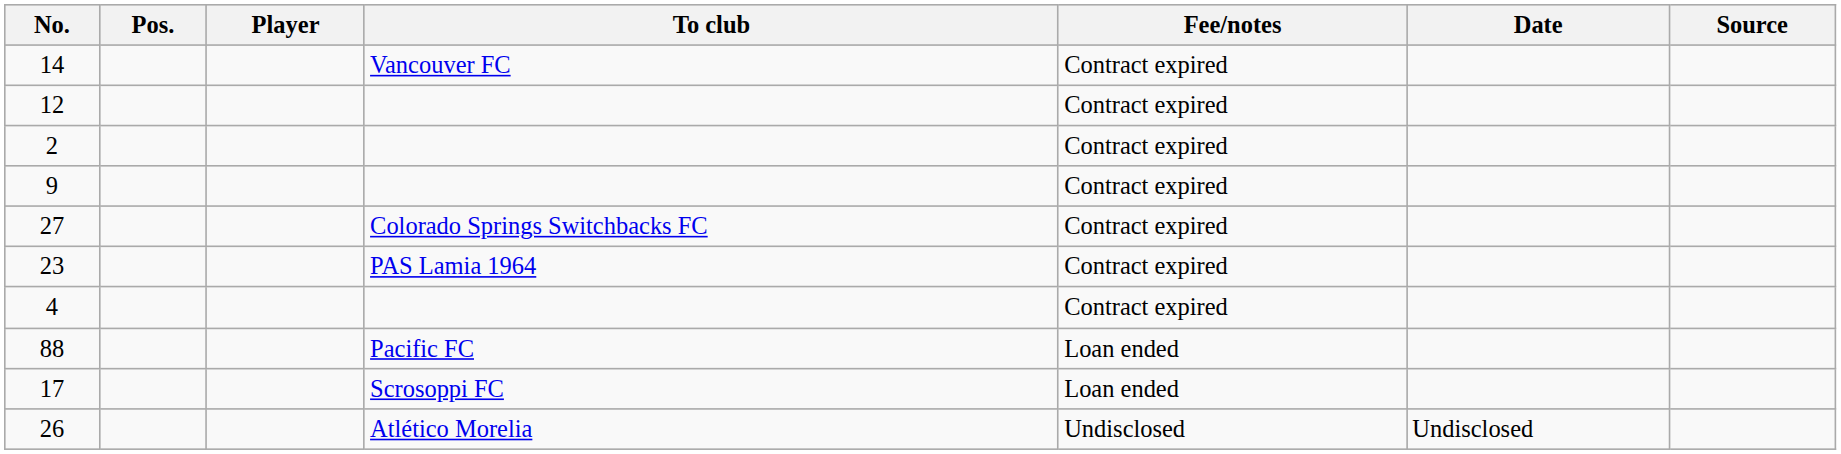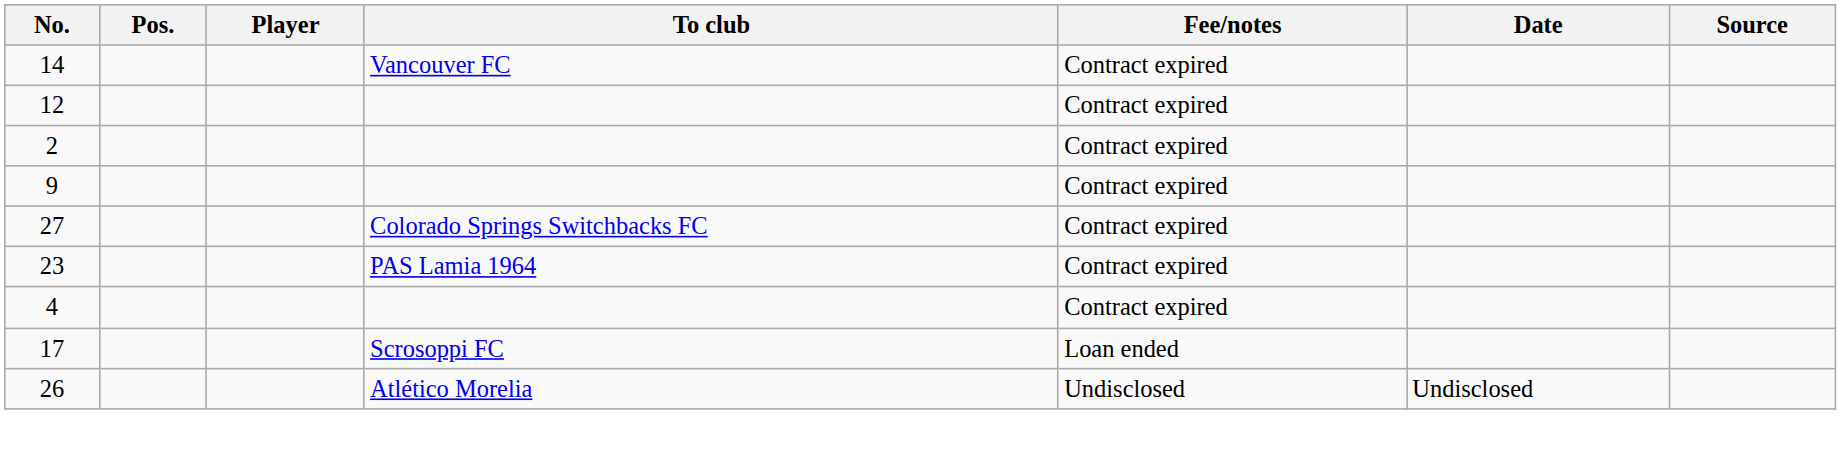- row: (52, 347)
